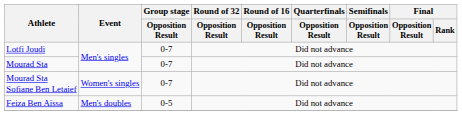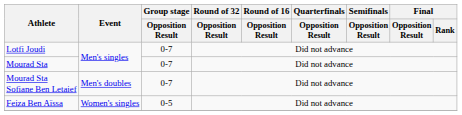(110, 84) Women's singles -> (106, 84) Men's doubles
(106, 103) Men's doubles -> (110, 103) Women's singles
